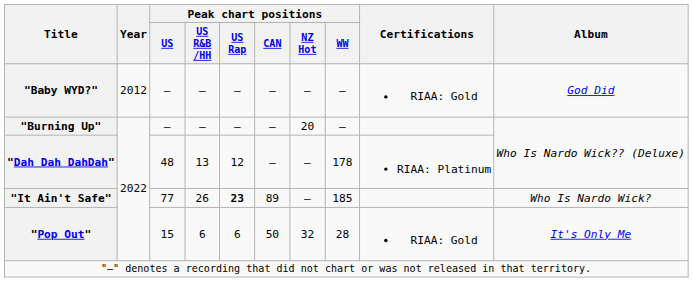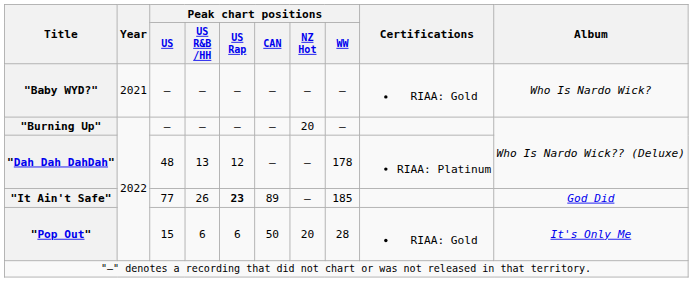(134, 90) 2012 -> (134, 90) 2021
(591, 90) God Did -> (591, 90) Who Is Nardo Wick?
(591, 198) Who Is Nardo Wick? -> (591, 198) God Did
(307, 234) 32 -> (307, 234) 20
